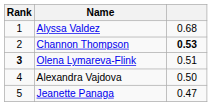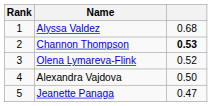(19, 61) bold -> (19, 61) normal
(187, 61) 0.51 -> (187, 61) 0.52
